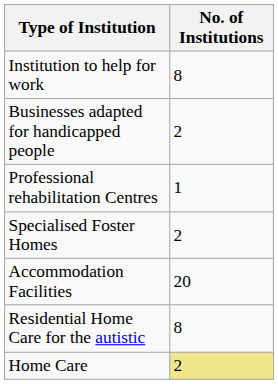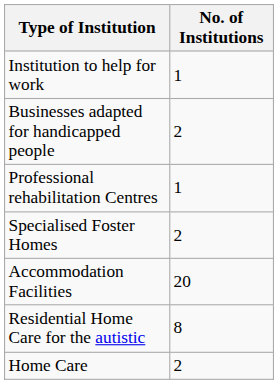(178, 74) 8 -> (178, 74) 1
(178, 365) khaki background -> (178, 365) no background
